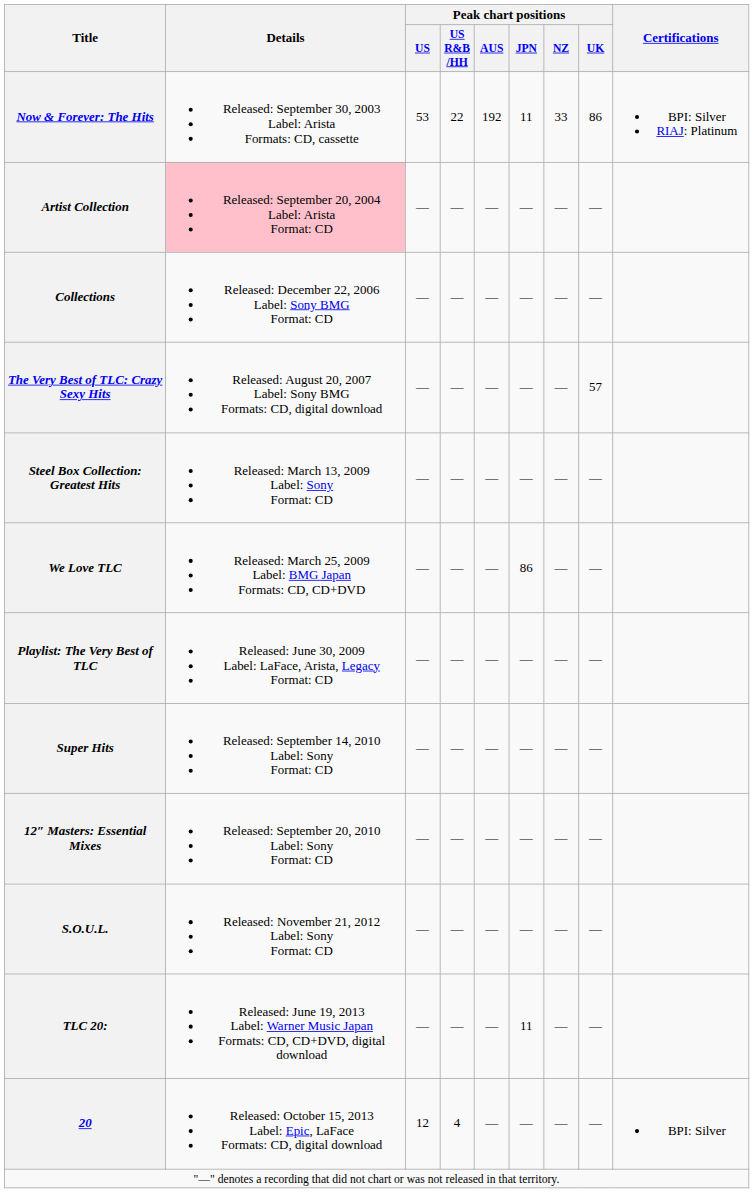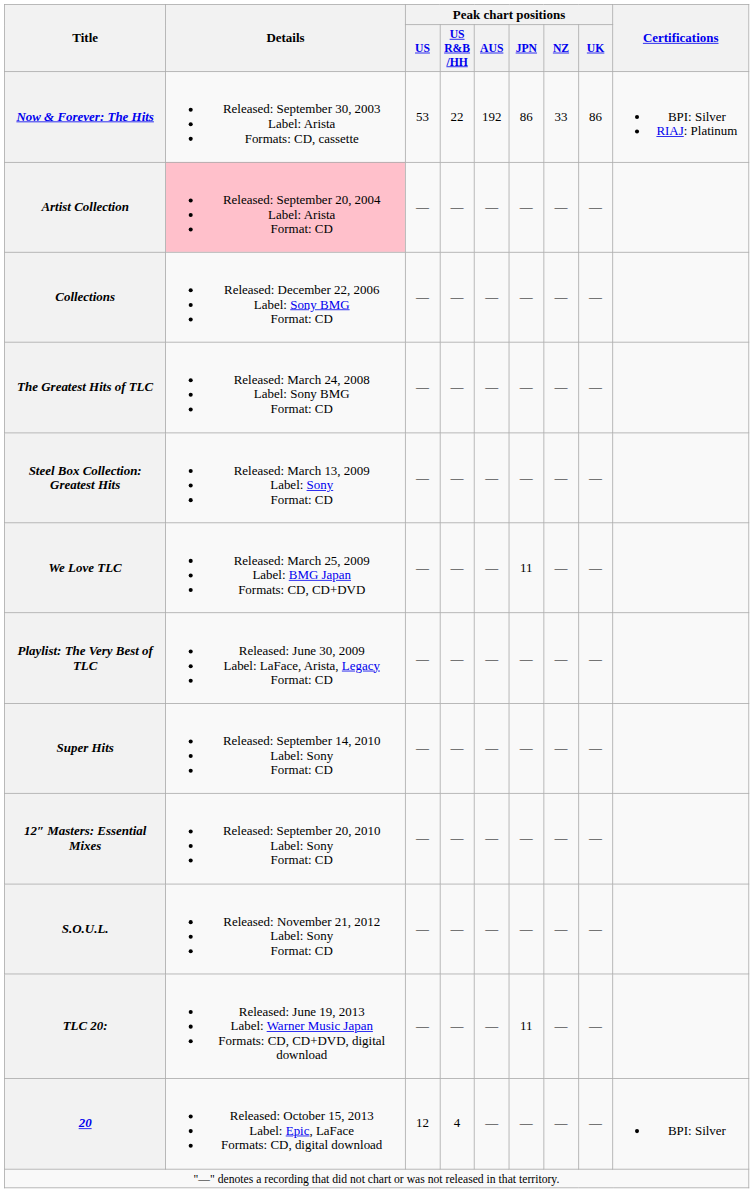(526, 116) 11 -> (526, 116) 86
- row: (85, 387)
+ row: (85, 387)
(526, 568) 86 -> (526, 568) 11
